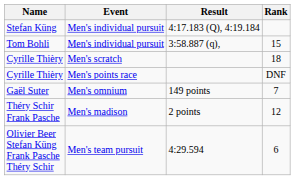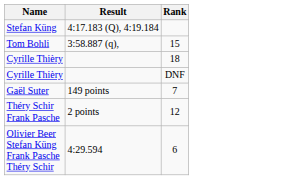- column: (116, 12)
